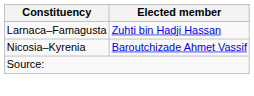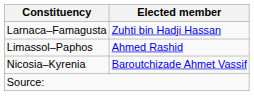+ row: (50, 47)
